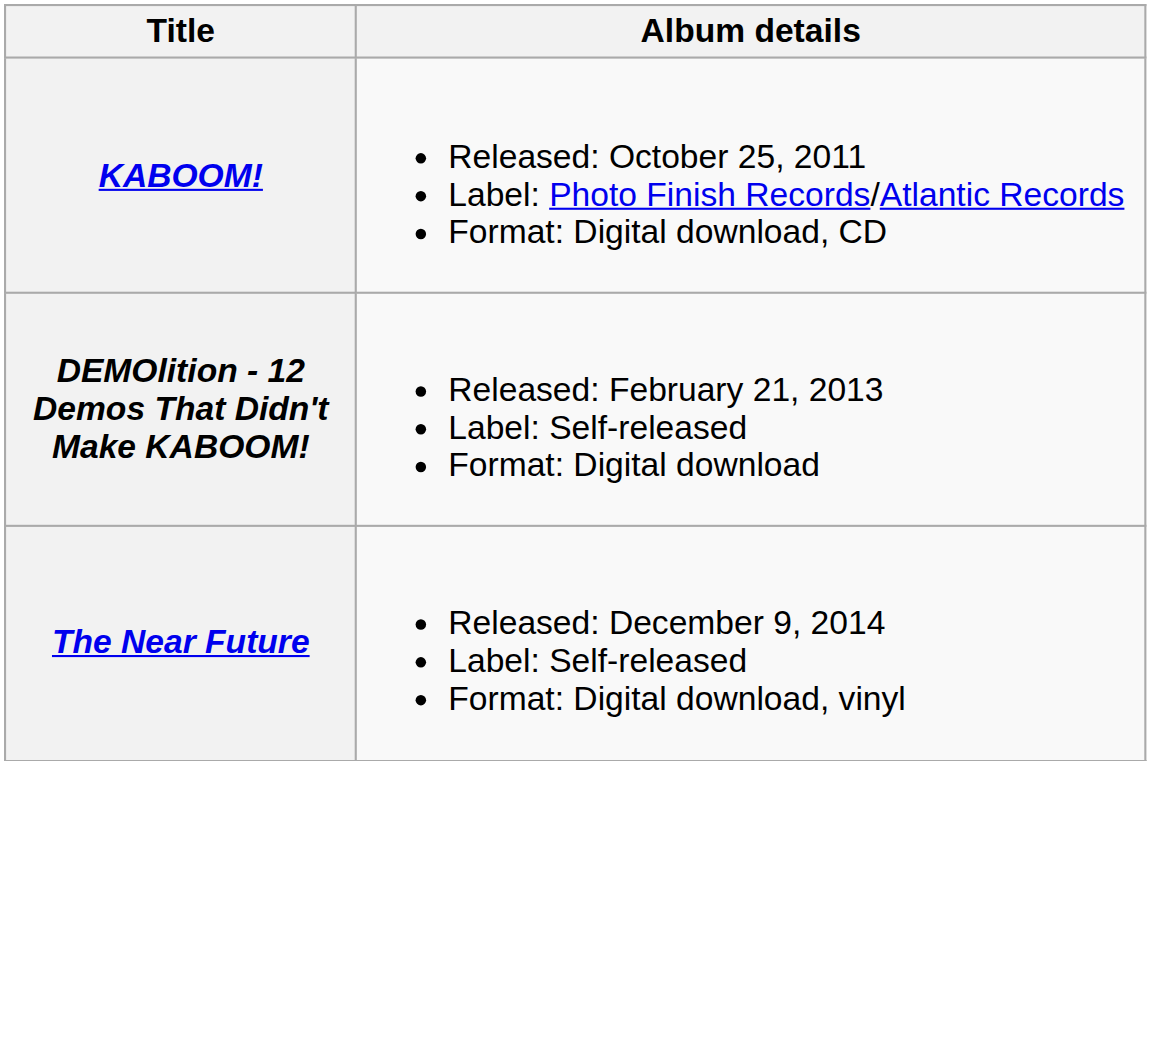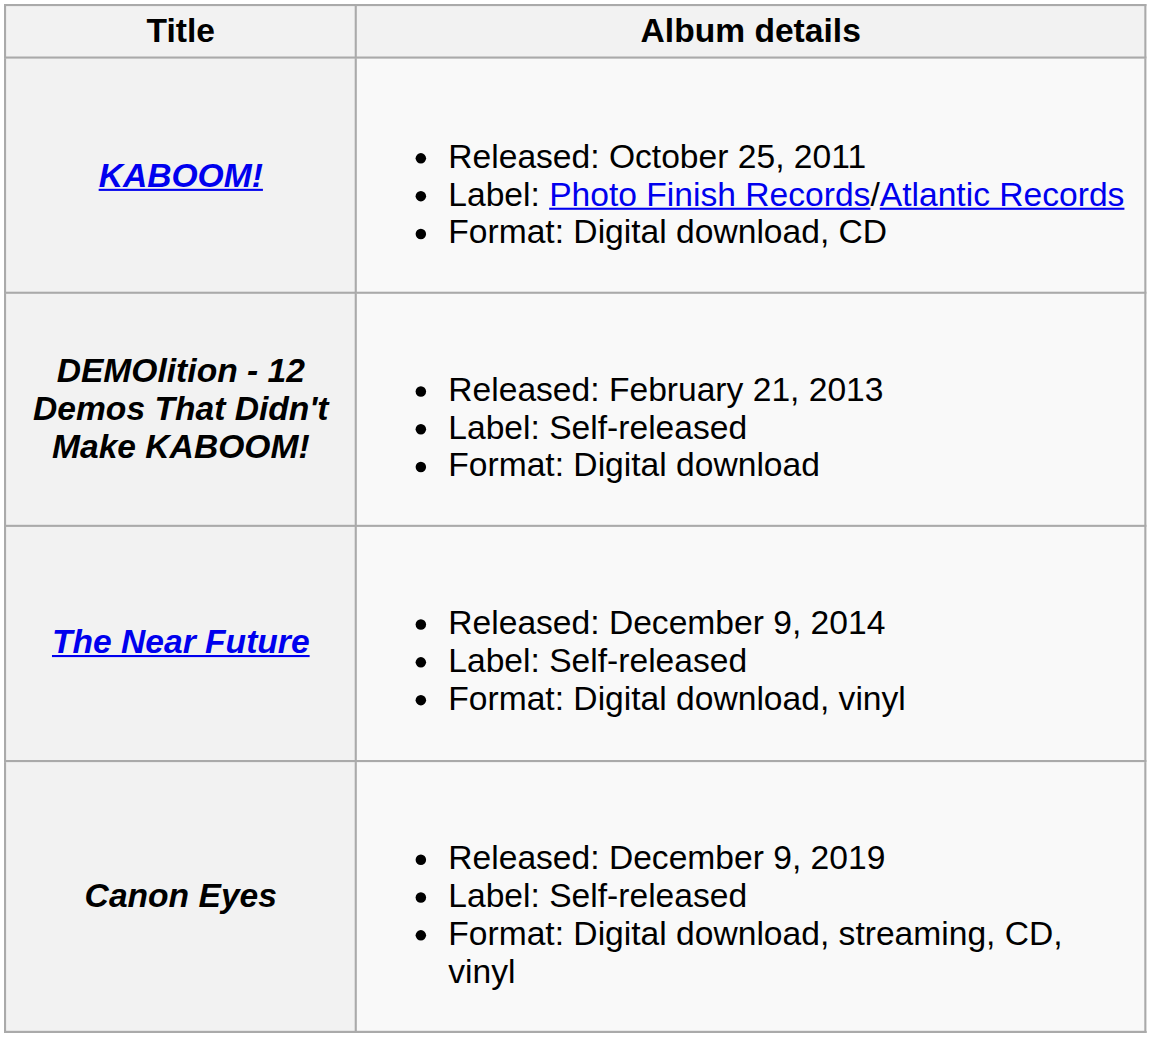+ row: (181, 895)
